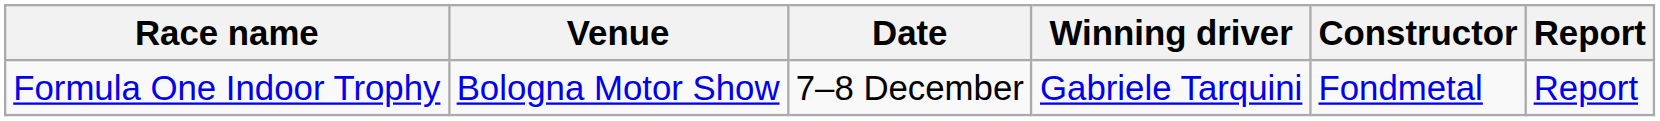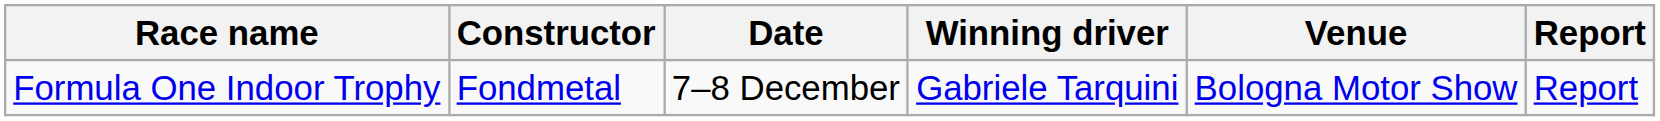columns swapped: (618, 33) <-> (1418, 33)
